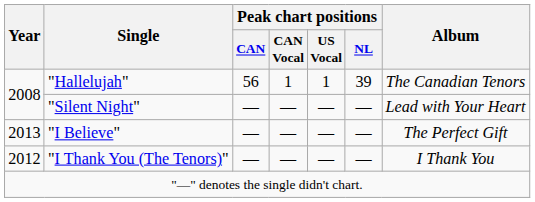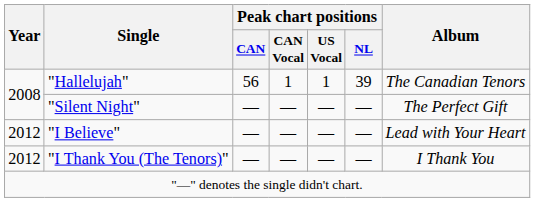(456, 107) Lead with Your Heart -> (456, 107) The Perfect Gift
(24, 132) 2013 -> (24, 132) 2012
(456, 132) The Perfect Gift -> (456, 132) Lead with Your Heart
